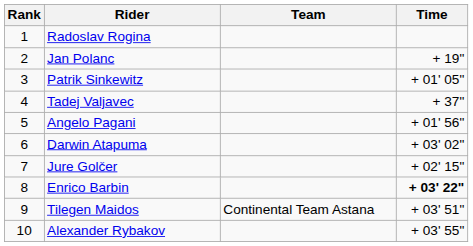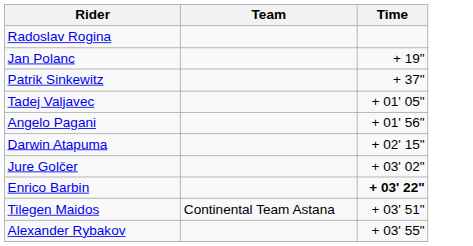- column: (24, 15)
(438, 79) + 01' 05" -> (409, 79) + 37"
(448, 101) + 37" -> (398, 101) + 01' 05"
(438, 144) + 03' 02" -> (398, 144) + 02' 15"
(438, 166) + 02' 15" -> (398, 166) + 03' 02"
